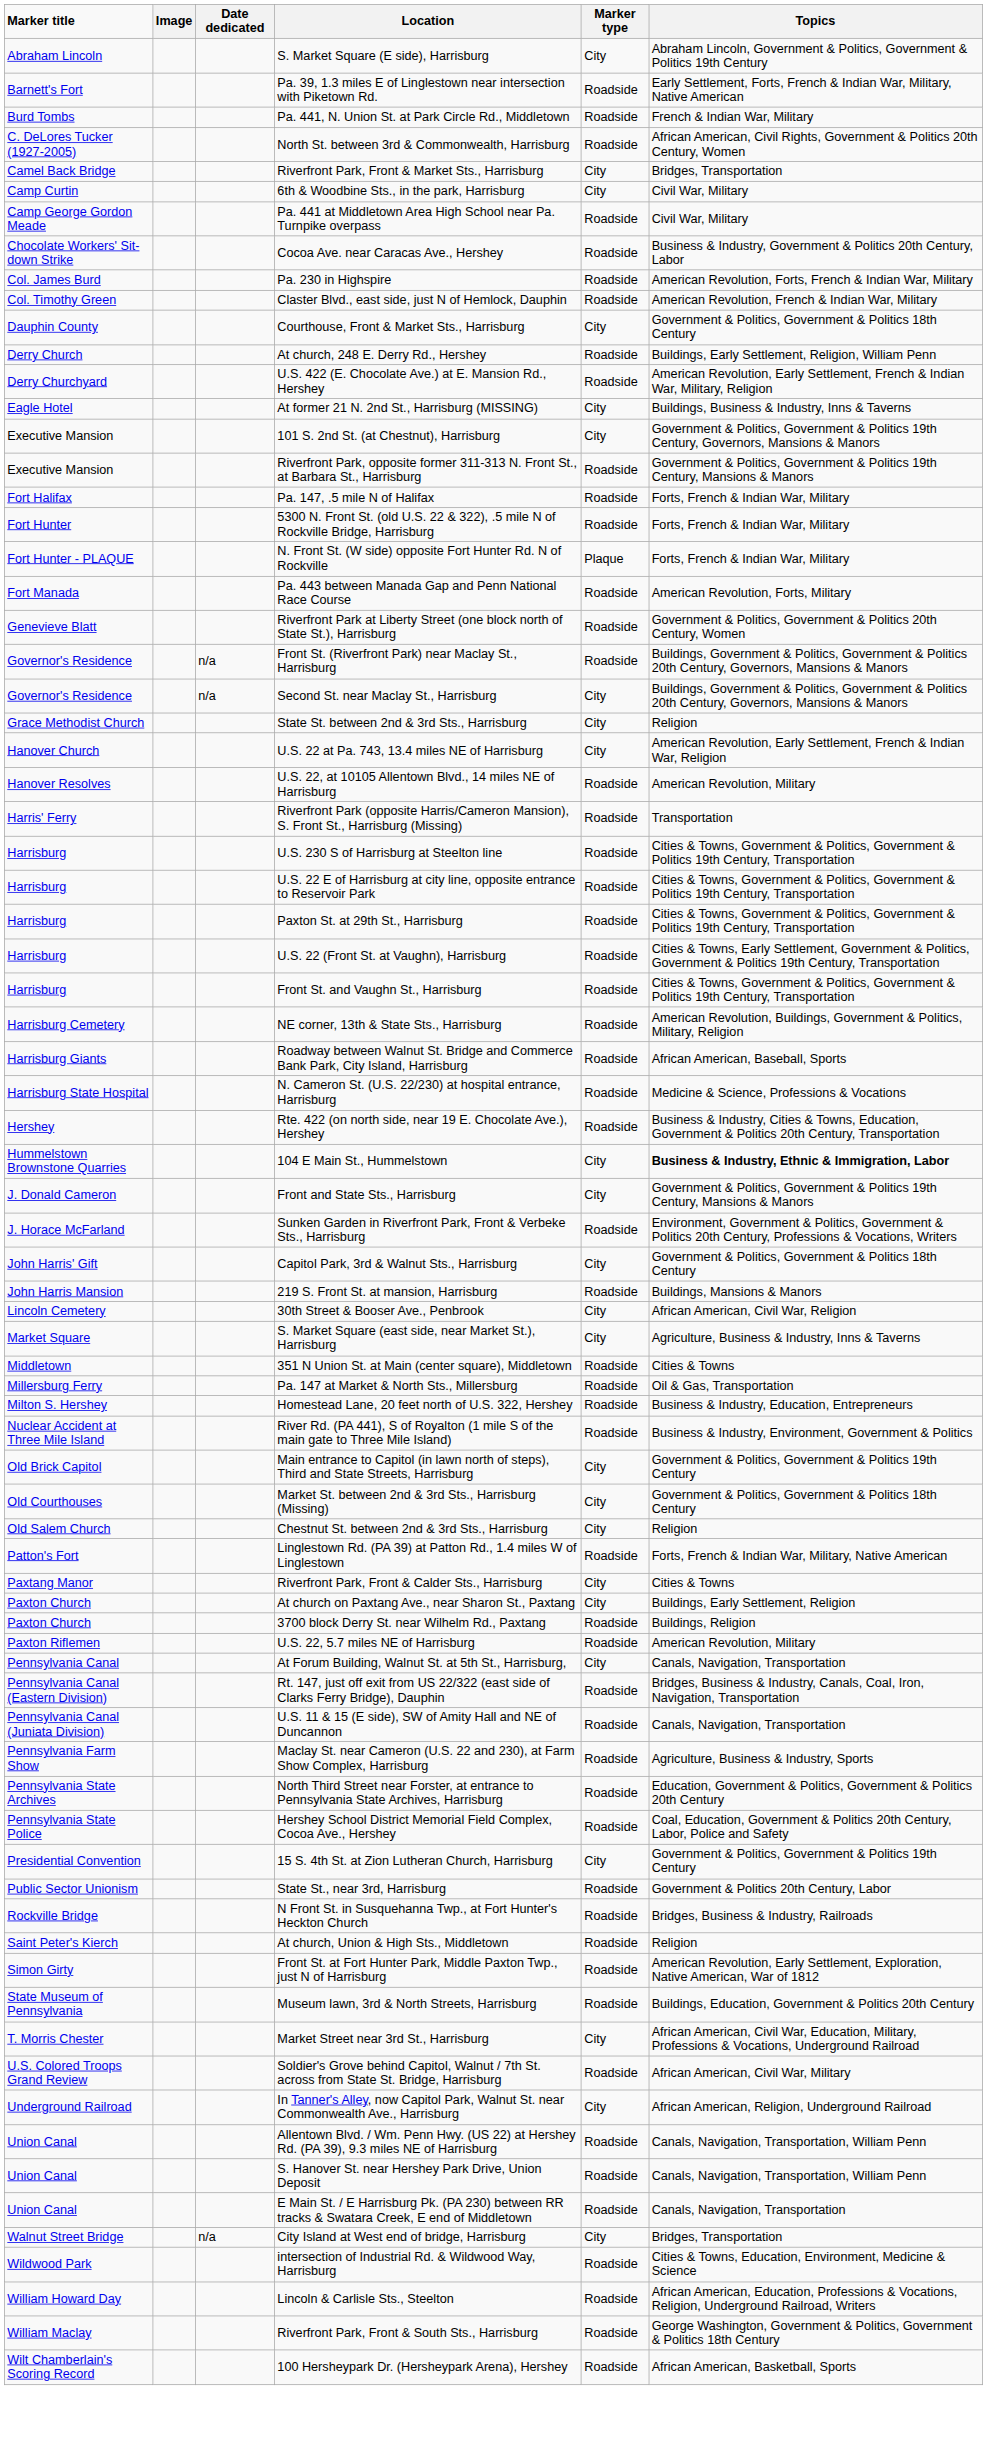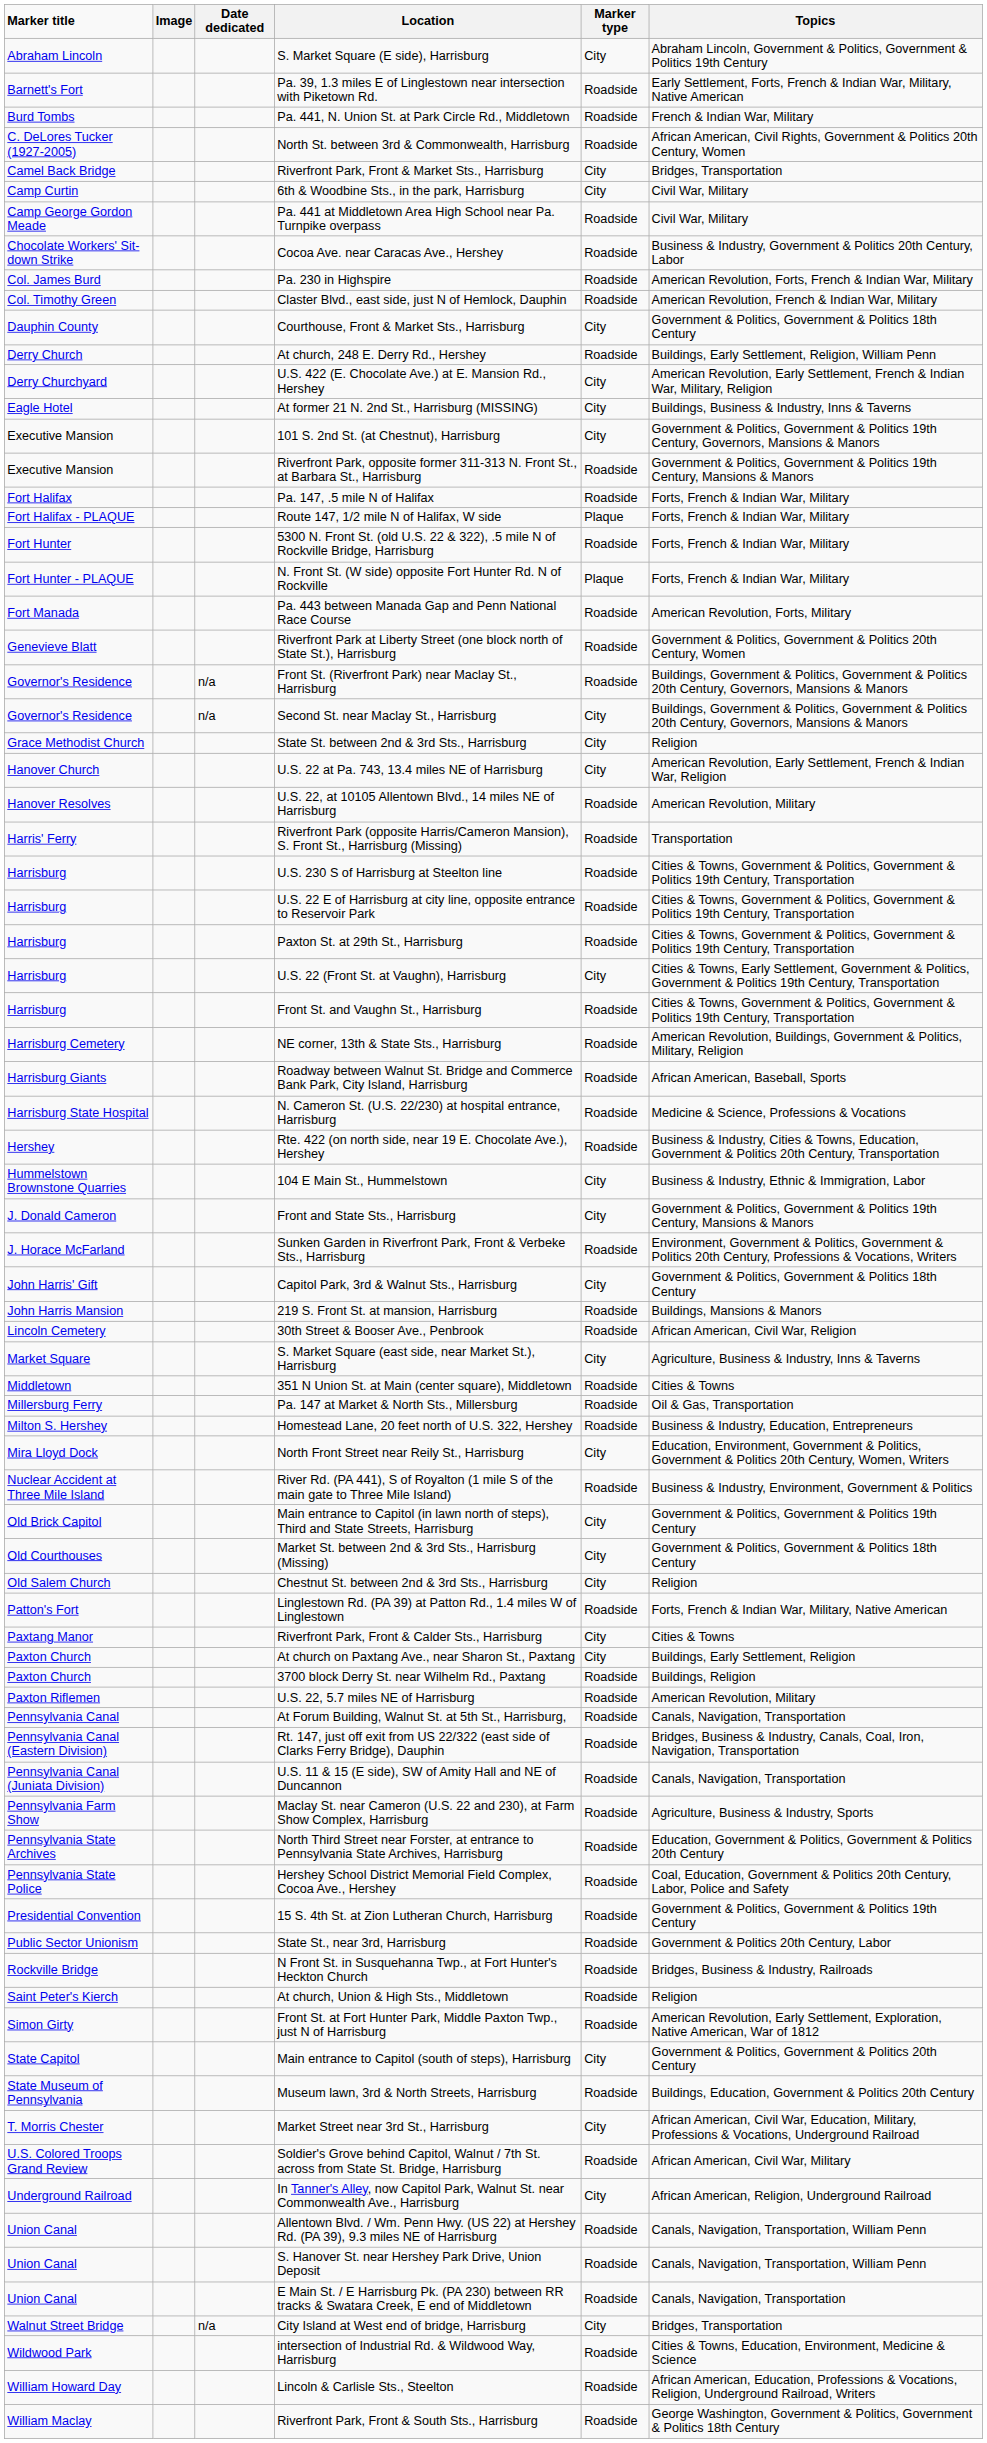(611, 381) Roadside -> (595, 381) City
+ row: (389, 517)
(611, 955) Roadside -> (595, 975) City
(800, 1161) bold -> (788, 1181) normal
(595, 1311) City -> (611, 1331) Roadside
+ row: (400, 1453)
(595, 1663) City -> (611, 1717) Roadside
(595, 1861) City -> (611, 1916) Roadside
+ row: (424, 2058)
- row: (422, 2367)
